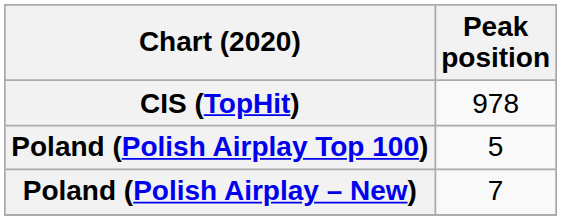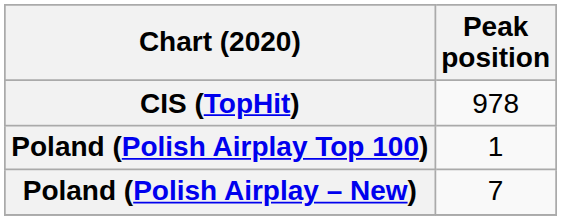(496, 147) 5 -> (496, 147) 1
